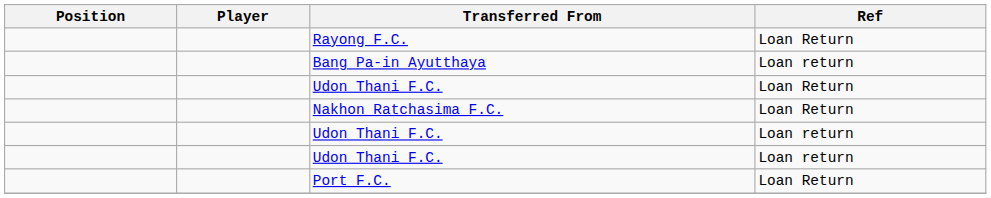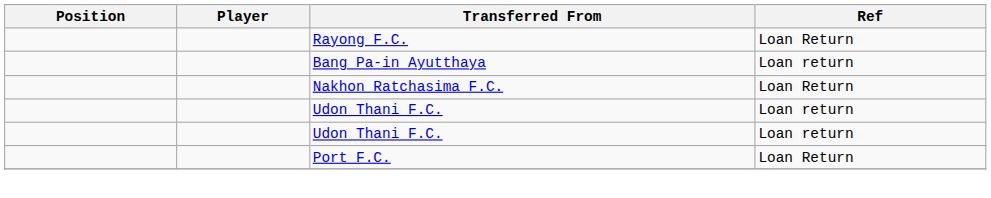- row: (378, 87)
